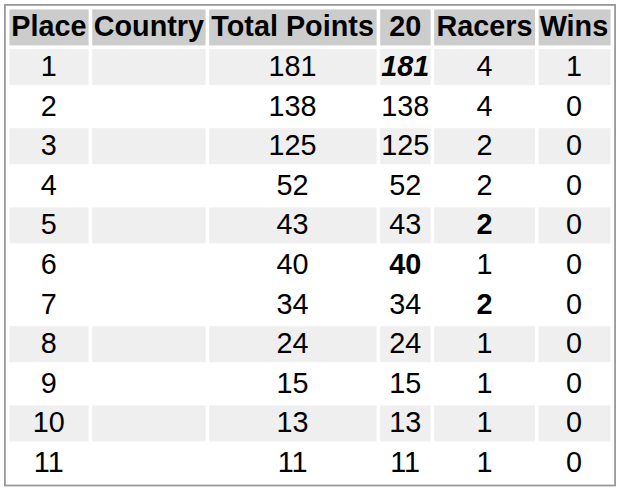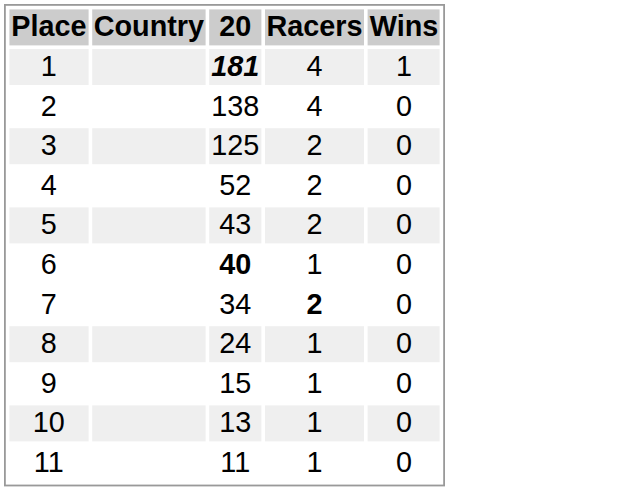- column: (293, 26)
(484, 224) bold -> (315, 224) normal
